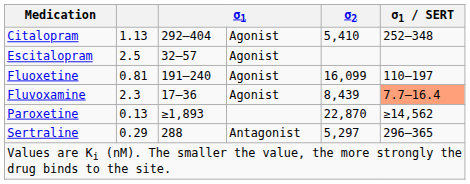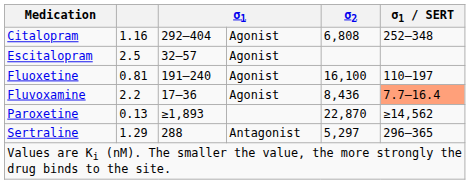(133, 37) 1.13 -> (133, 37) 1.16
(342, 37) 5,410 -> (342, 37) 6,808
(345, 75) 16,099 -> (345, 75) 16,100
(130, 94) 2.3 -> (130, 94) 2.2
(342, 94) 8,439 -> (342, 94) 8,436
(133, 133) 0.29 -> (133, 133) 1.29
